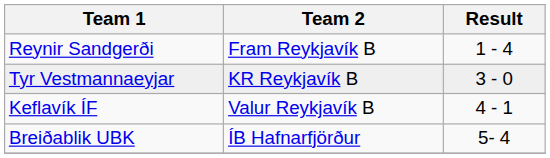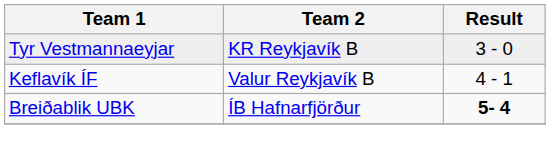- row: (81, 49)
(494, 138) normal -> (494, 108) bold
